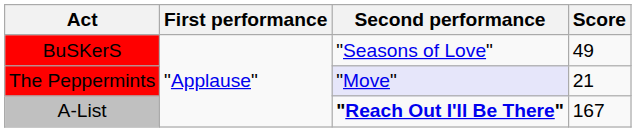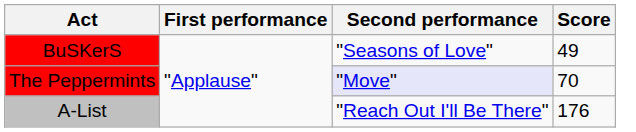(583, 80) 21 -> (568, 80) 70
(450, 111) bold -> (442, 111) normal
(589, 111) 167 -> (573, 111) 176
